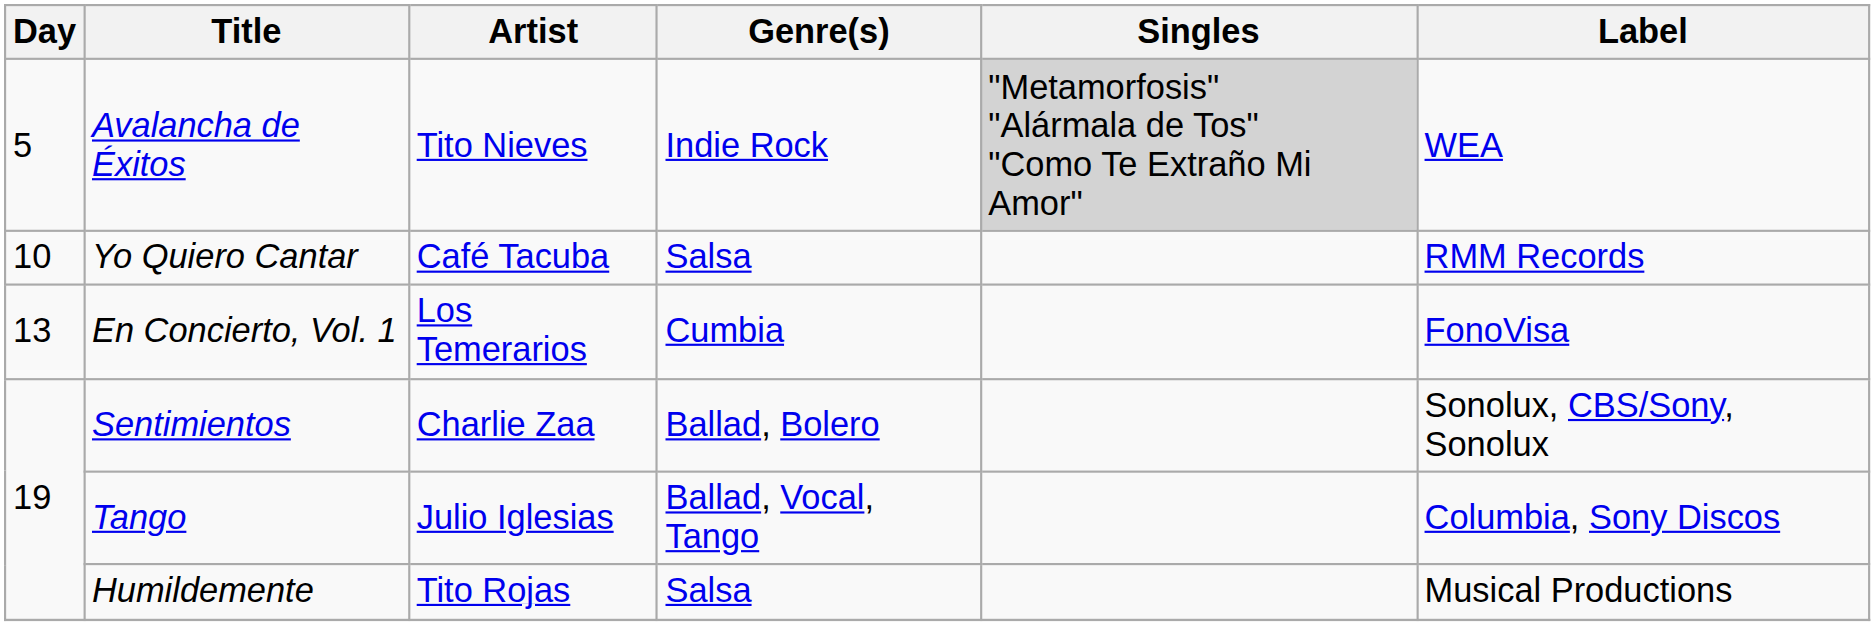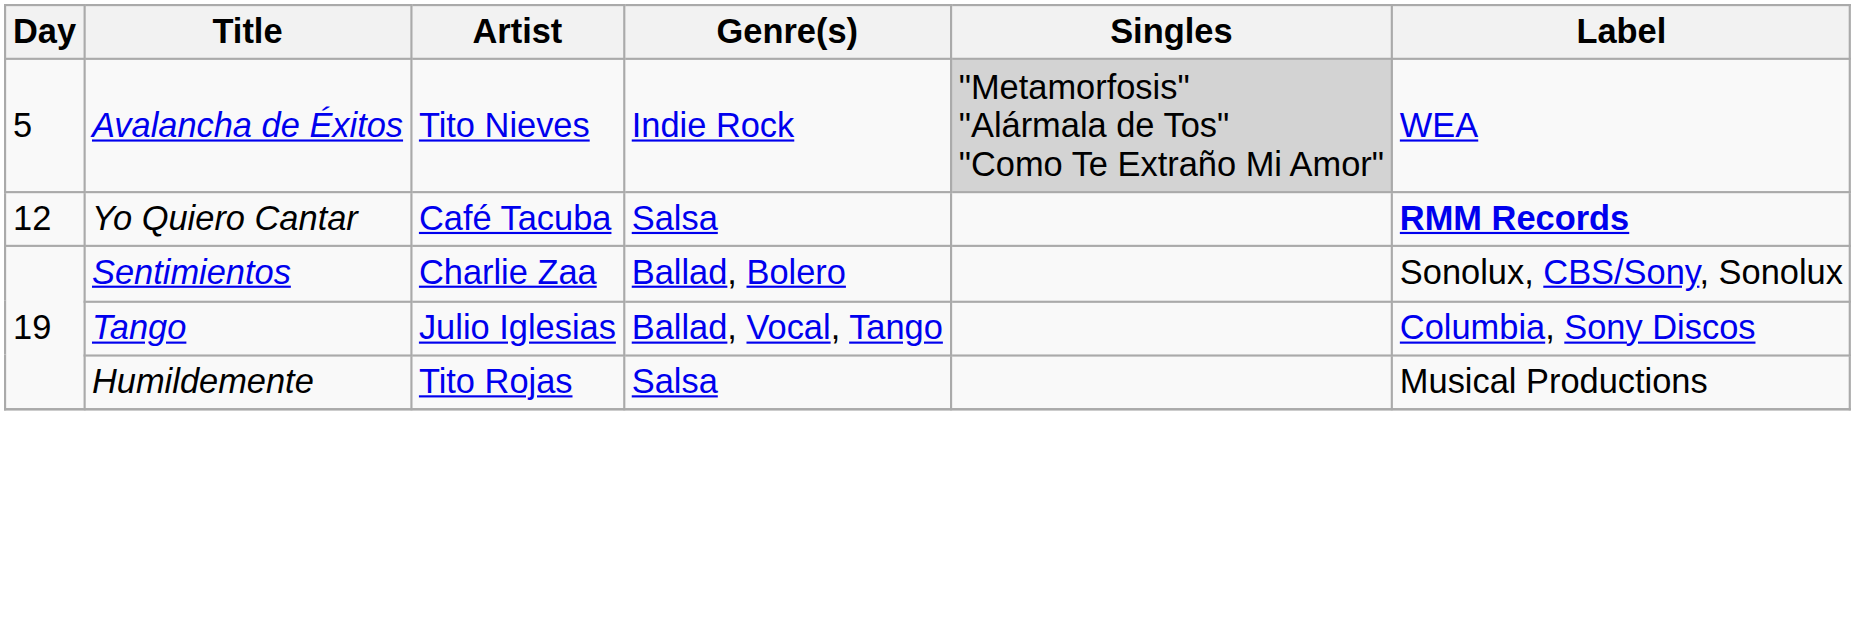(32, 256) 10 -> (32, 218) 12
(1534, 256) normal -> (1515, 218) bold
- row: (244, 330)
